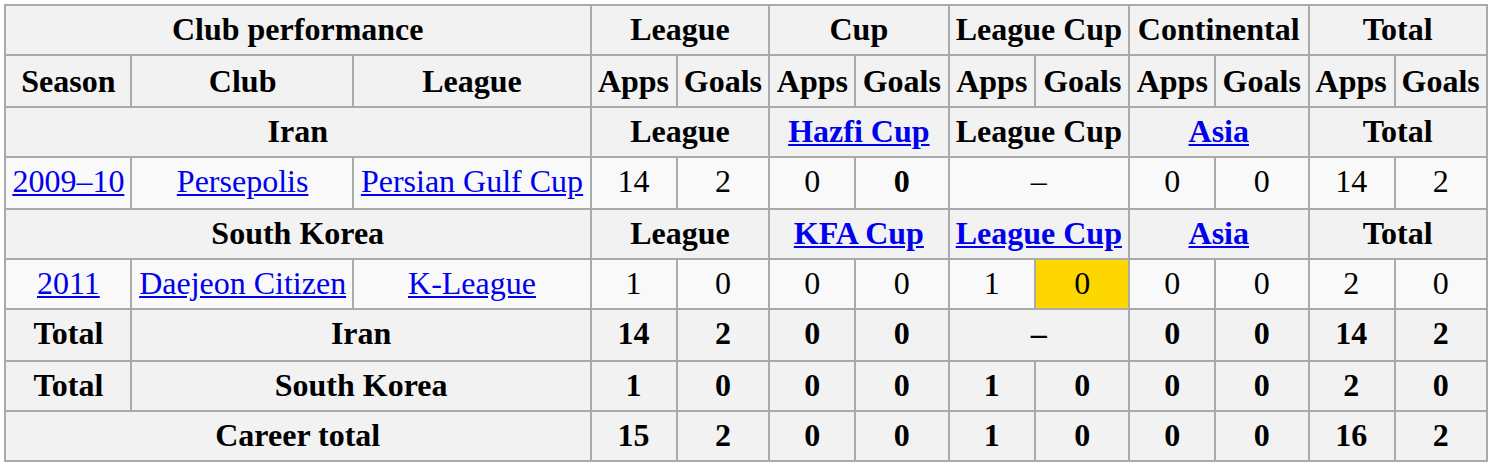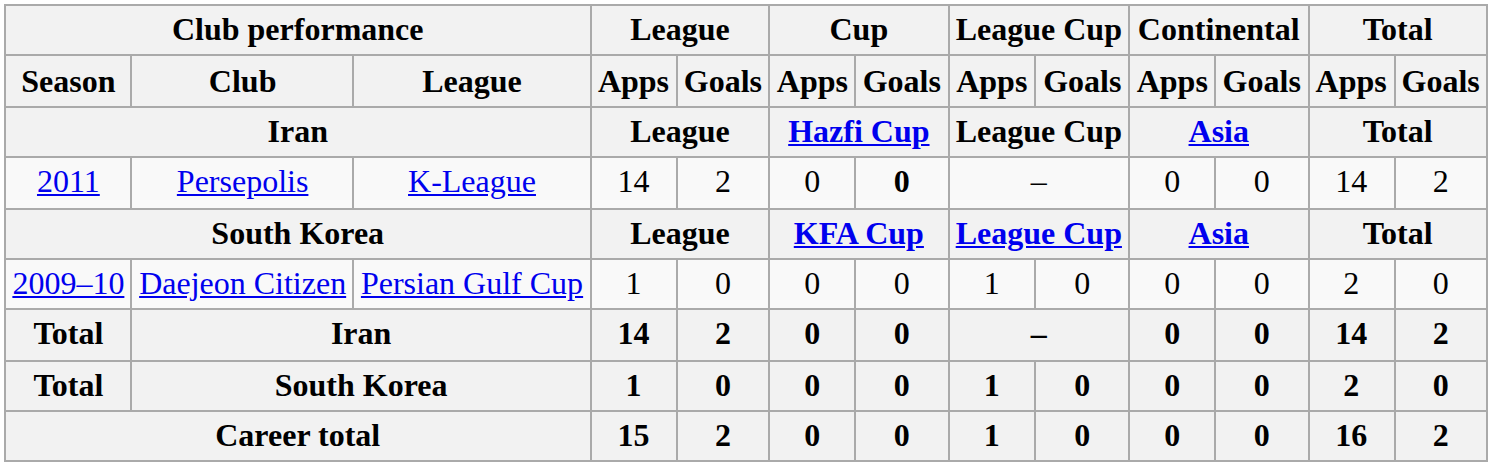(68, 182) 2009–10 -> (68, 182) 2011
(472, 182) Persian Gulf Cup -> (472, 182) K-League
(68, 283) 2011 -> (68, 283) 2009–10
(472, 283) K-League -> (472, 283) Persian Gulf Cup
(1082, 283) gold background -> (1082, 283) no background
